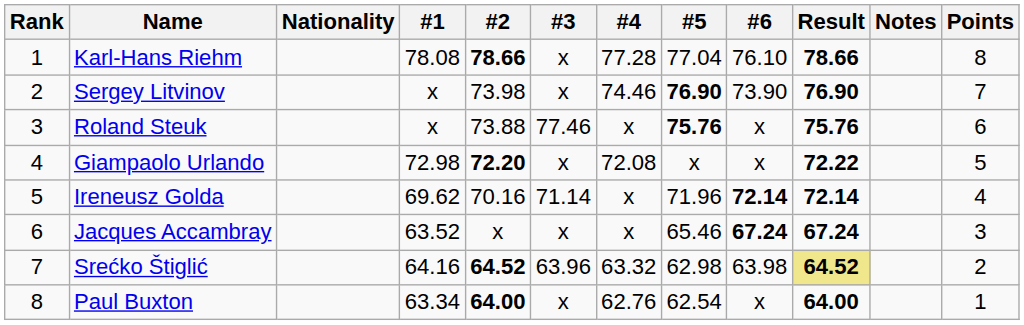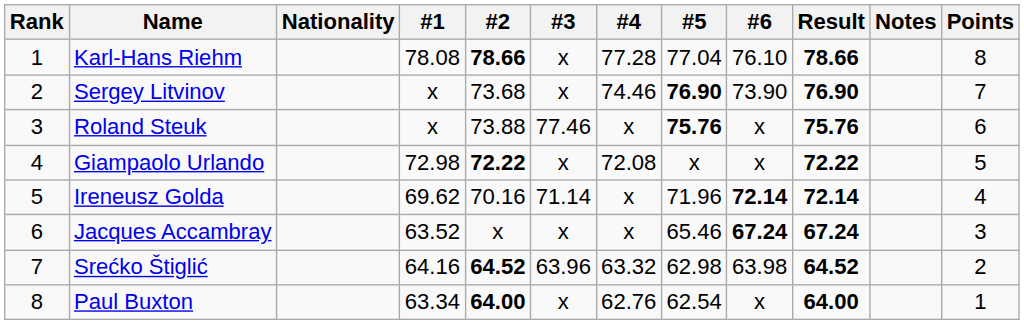(498, 92) 73.98 -> (498, 92) 73.68
(498, 162) 72.20 -> (498, 162) 72.22
(831, 267) khaki background -> (831, 267) no background
